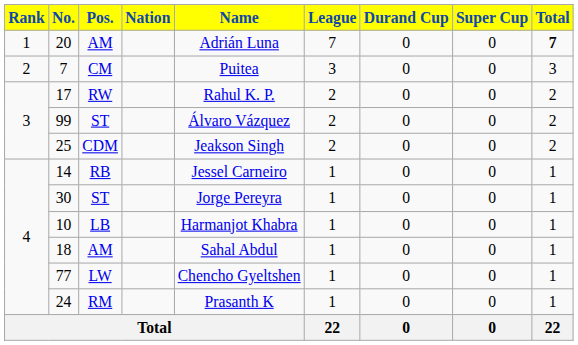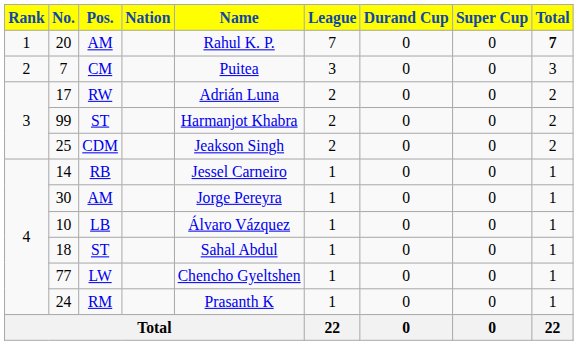(239, 43) Adrián Luna -> (239, 43) Rahul K. P.
(239, 95) Rahul K. P. -> (239, 95) Adrián Luna
(239, 120) Álvaro Vázquez -> (239, 120) Harmanjot Khabra
(100, 198) ST -> (100, 198) AM
(239, 224) Harmanjot Khabra -> (239, 224) Álvaro Vázquez
(100, 249) AM -> (100, 249) ST
